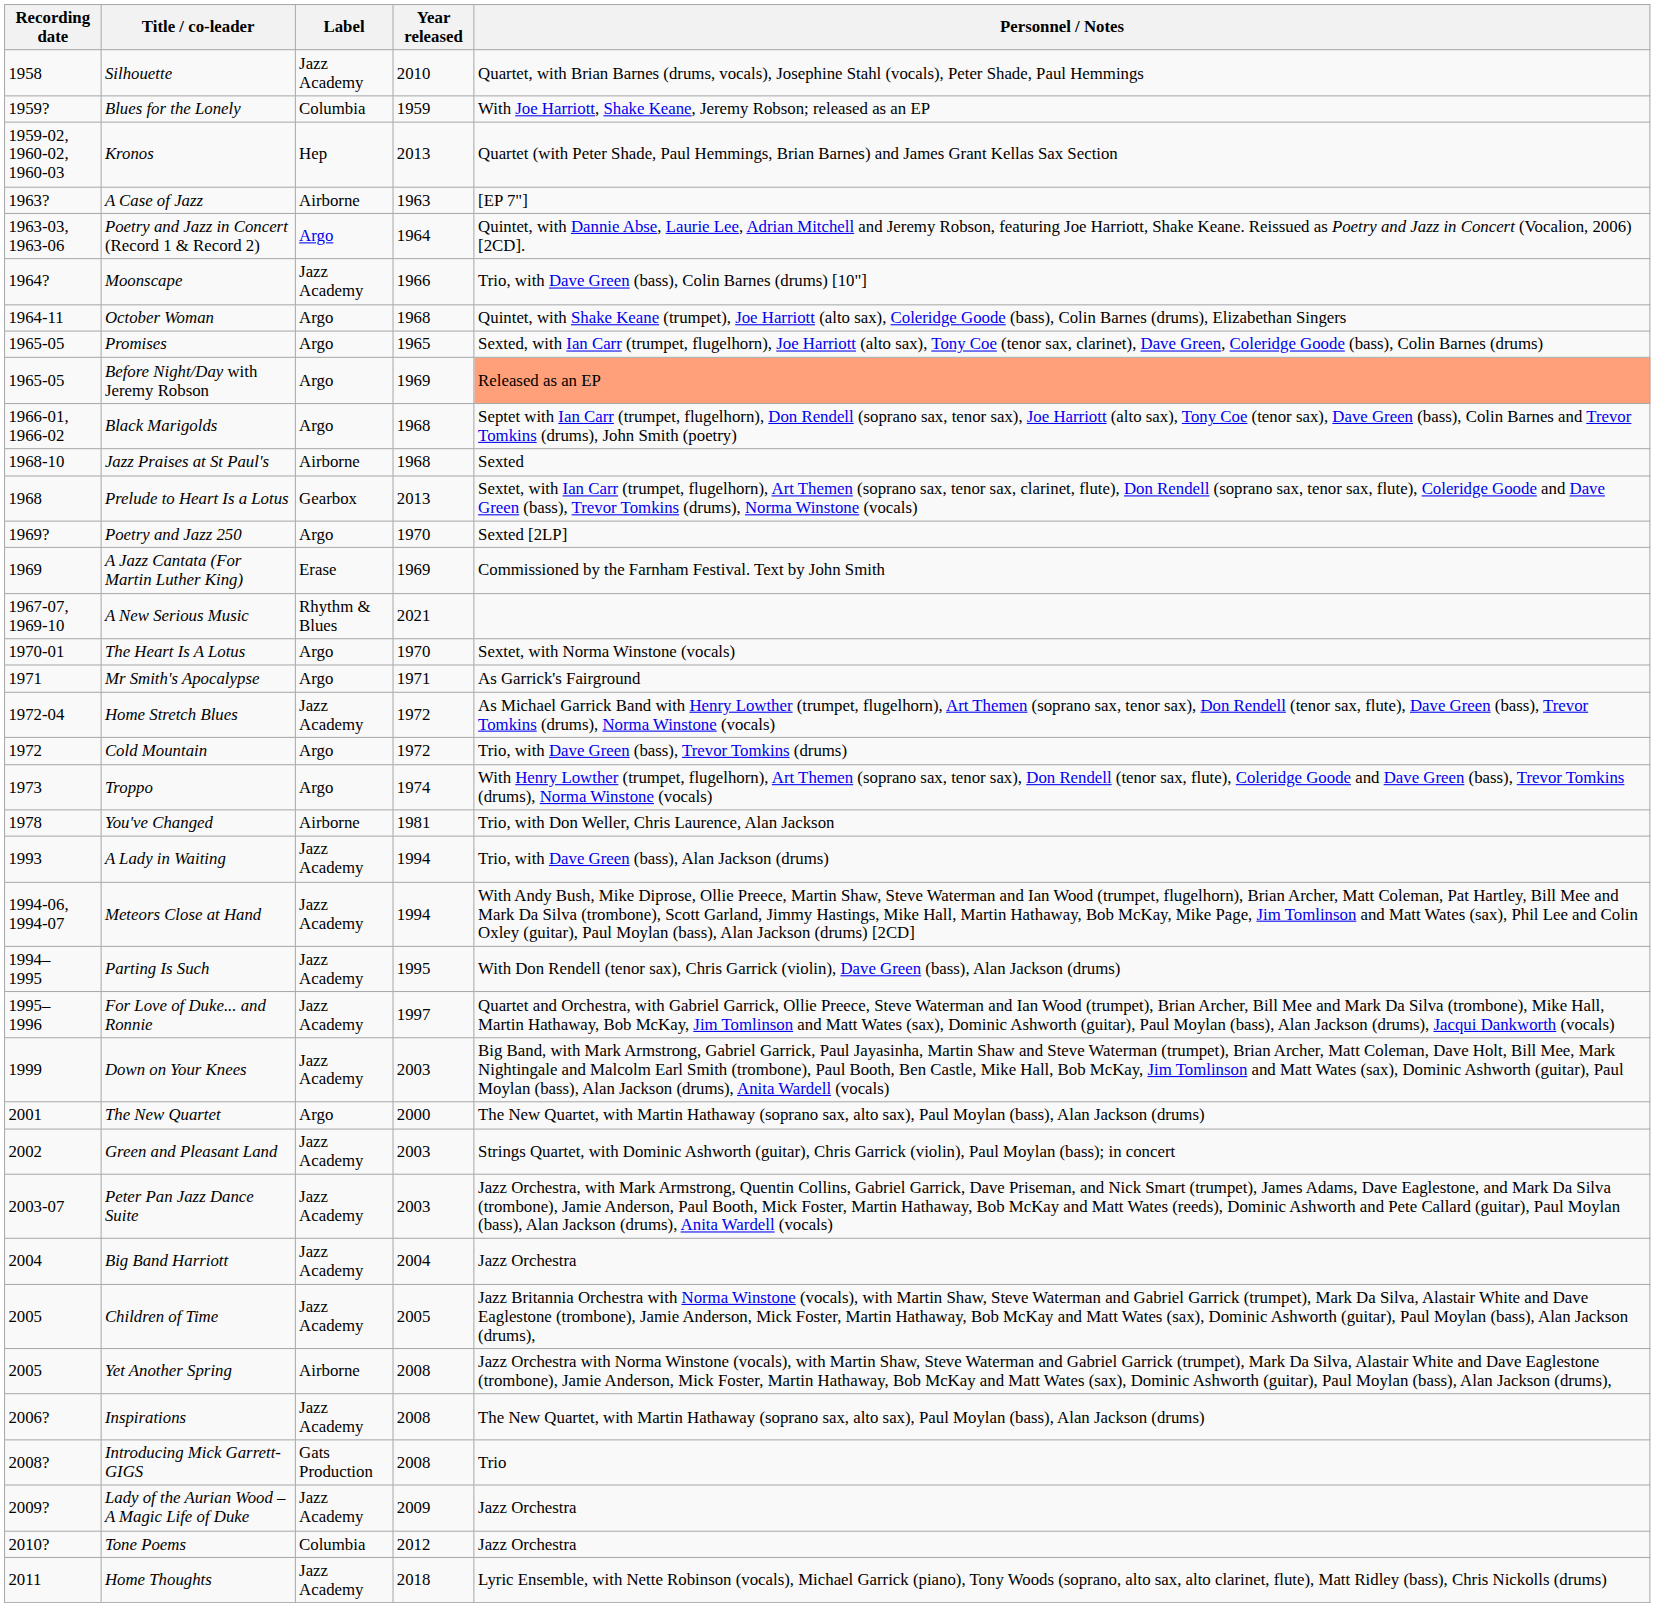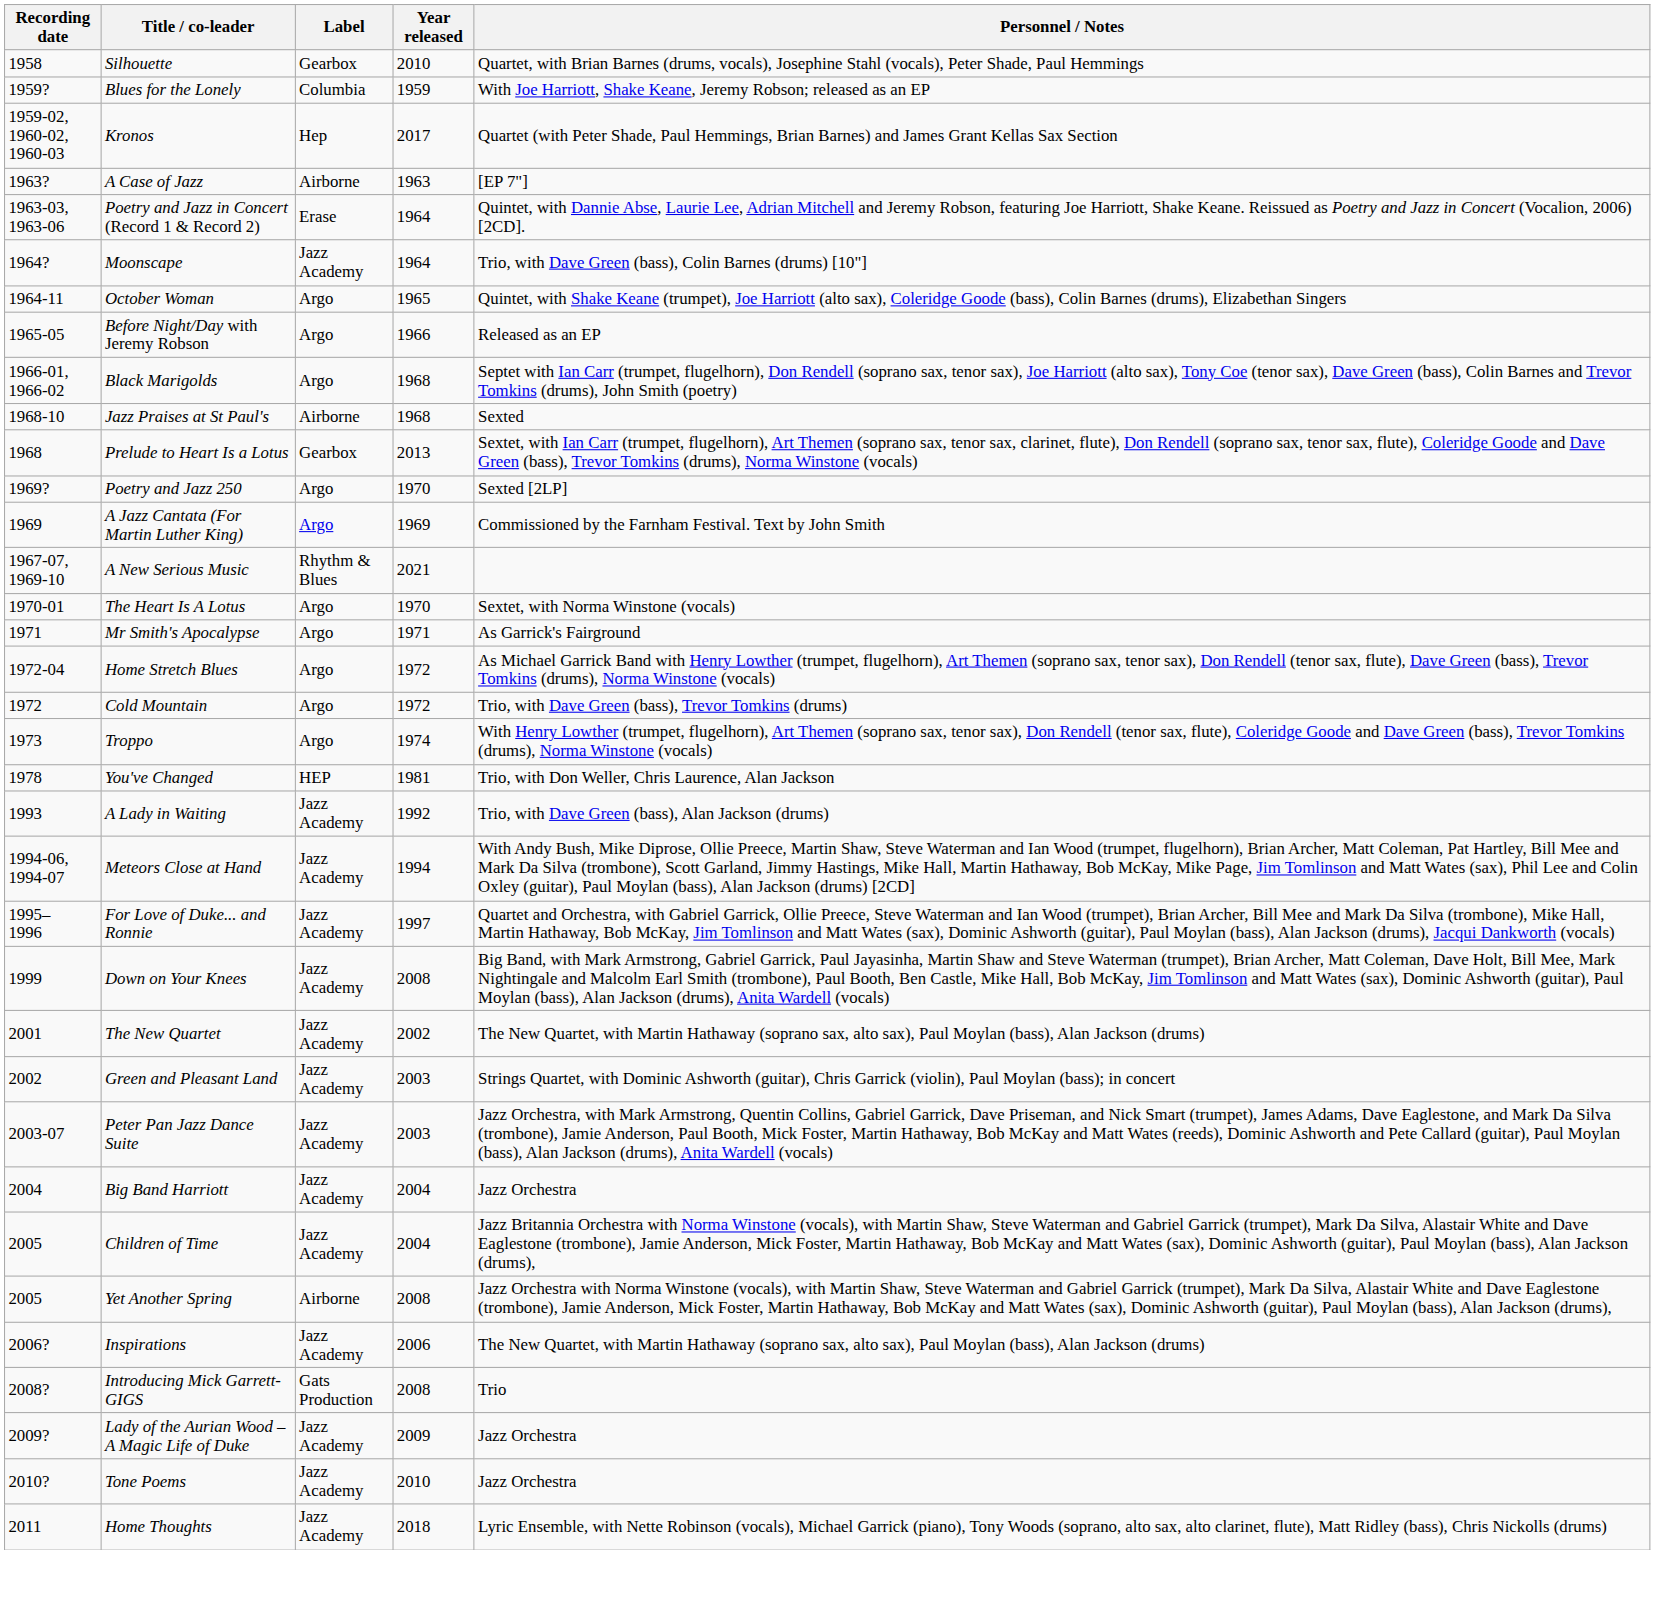(331, 72) Jazz Academy -> (328, 63) Gearbox
(414, 154) 2013 -> (414, 135) 2017
(316, 236) Argo -> (318, 217) Erase
(414, 281) 1966 -> (414, 262) 1964
(414, 317) 1968 -> (414, 298) 1965
- row: (136, 344)
(414, 380) 1969 -> (414, 334) 1966
(539, 380) lightsalmon background -> (539, 334) no background
(318, 570) Erase -> (316, 524) Argo
(331, 714) Jazz Academy -> (316, 669) Argo
(329, 823) Airborne -> (315, 777) HEP
(414, 859) 1994 -> (414, 813) 1992
- row: (157, 969)
(414, 1069) 2003 -> (414, 978) 2008
(316, 1115) Argo -> (331, 1033) Jazz Academy
(414, 1115) 2000 -> (414, 1033) 2002
(414, 1316) 2005 -> (414, 1244) 2004
(414, 1416) 2008 -> (414, 1344) 2006
(332, 1543) Columbia -> (331, 1481) Jazz Academy
(414, 1543) 2012 -> (414, 1481) 2010
